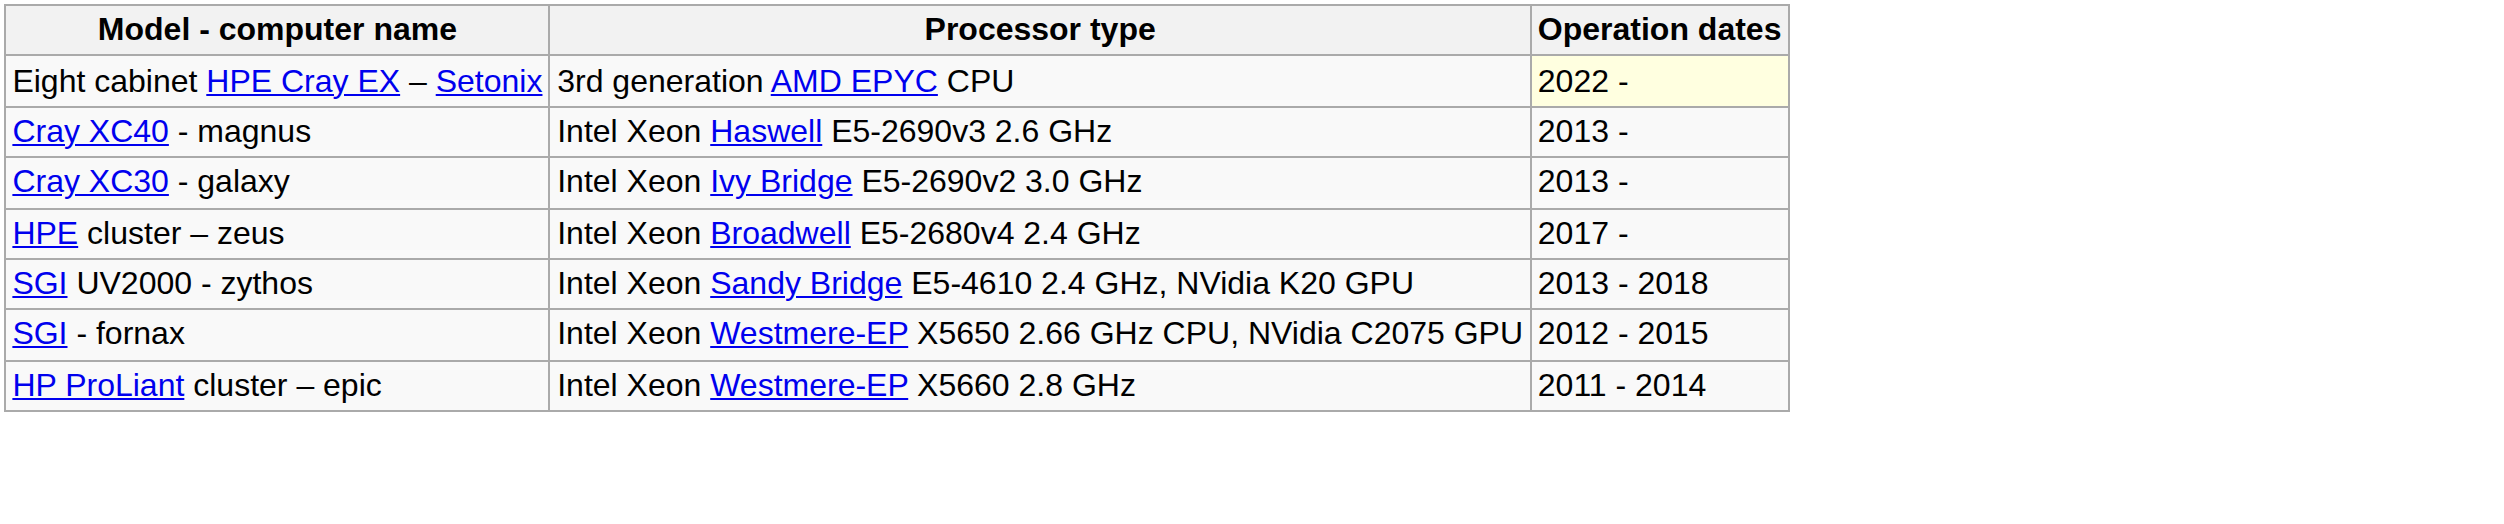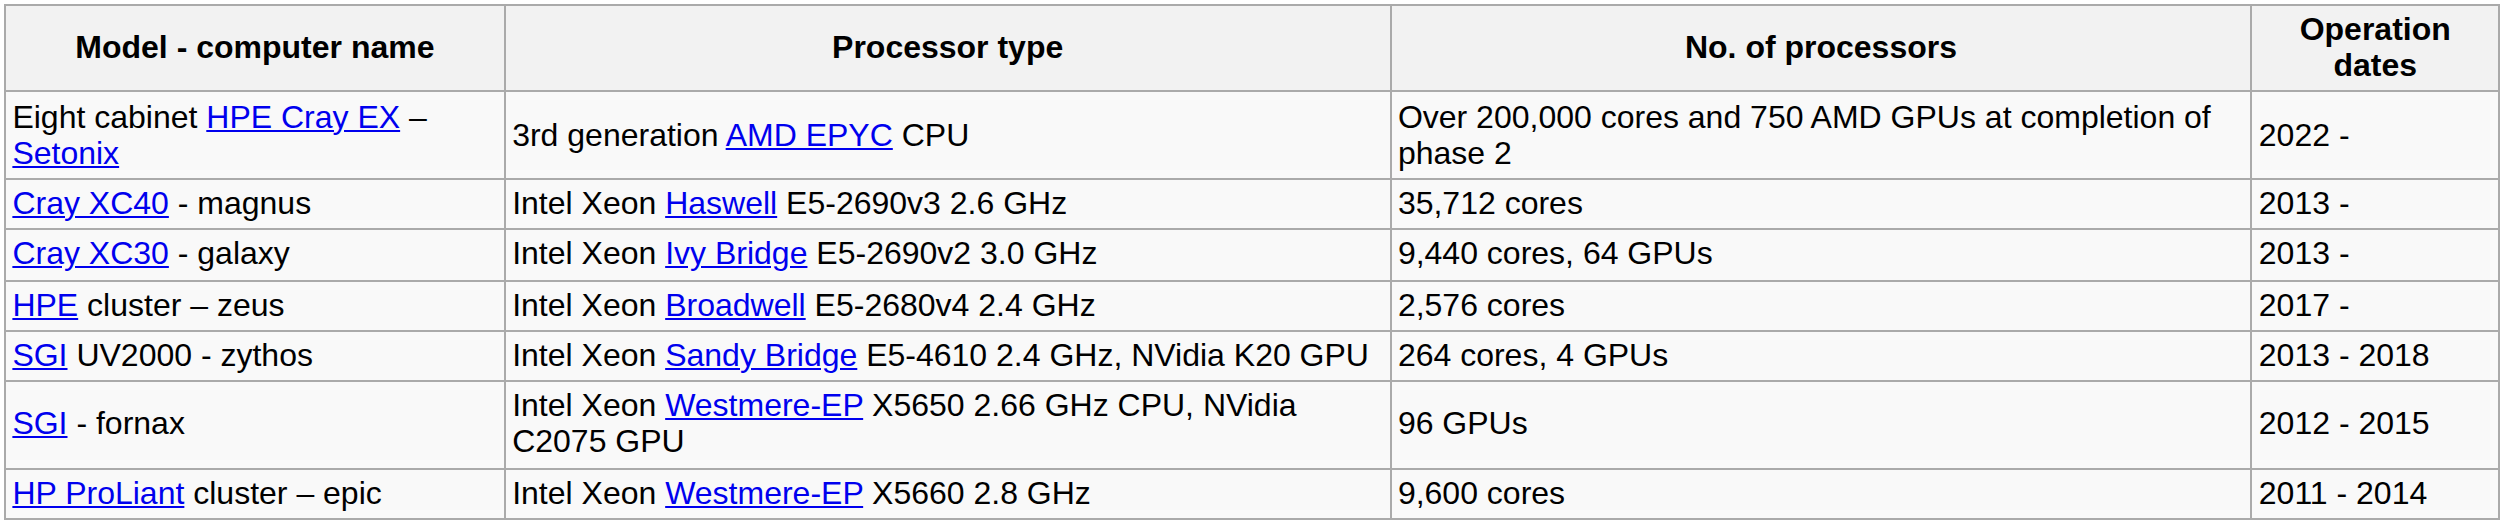+ column: (1821, 47)
(1583, 80) lightyellow background -> (2304, 134) no background
